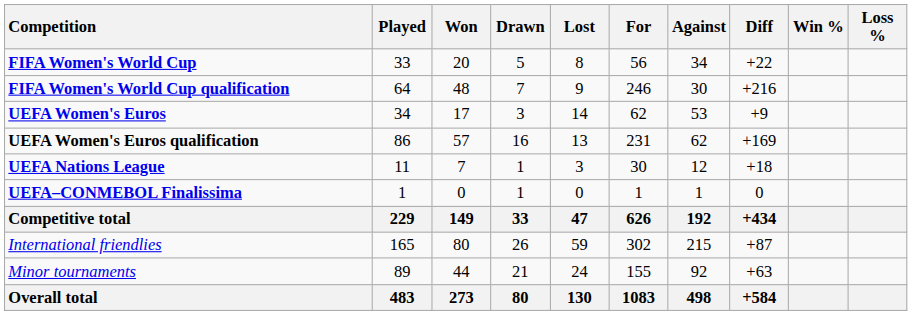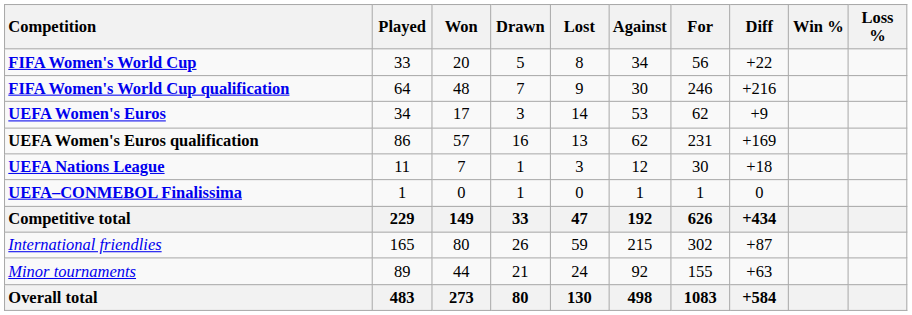columns swapped: (639, 26) <-> (699, 26)
